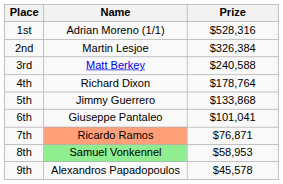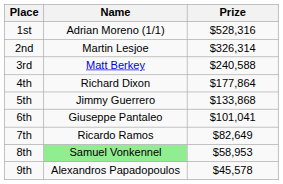(233, 48) $326,384 -> (233, 48) $326,314
(233, 83) $178,764 -> (233, 83) $177,864
(115, 135) lightsalmon background -> (115, 135) no background
(233, 135) $76,871 -> (233, 135) $82,649
